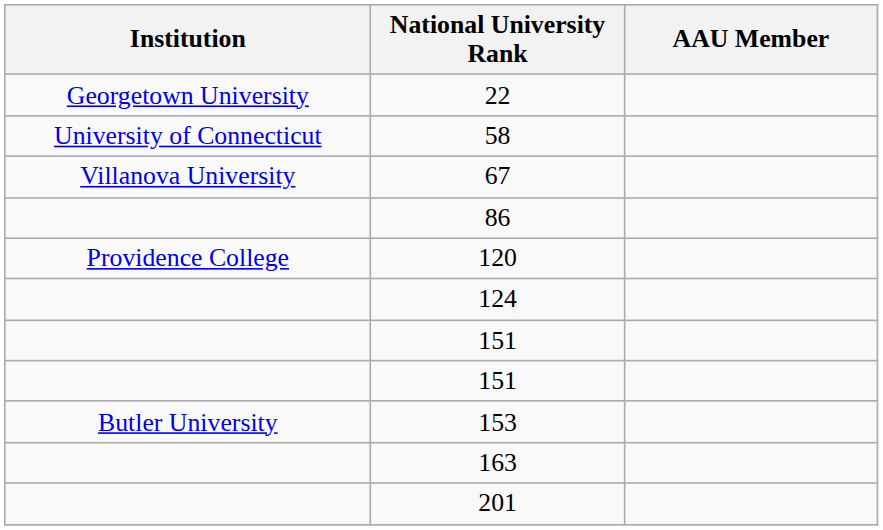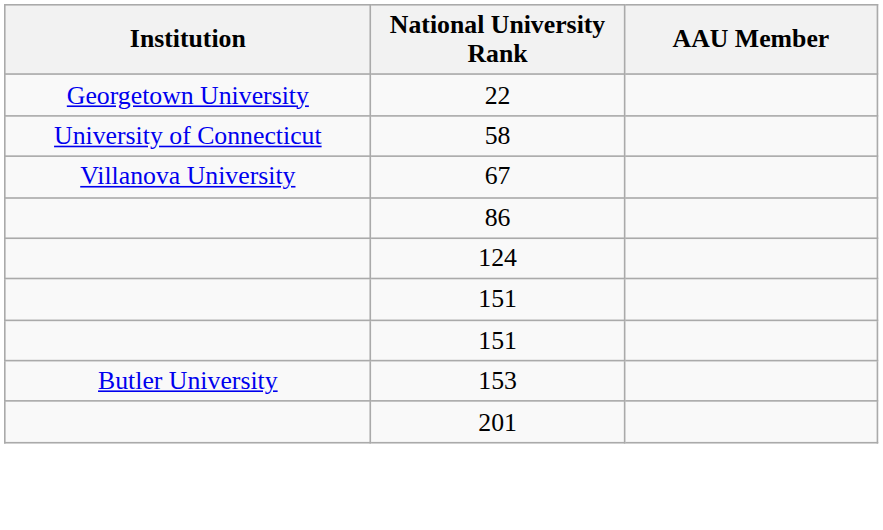- row: (188, 258)
- row: (188, 463)
